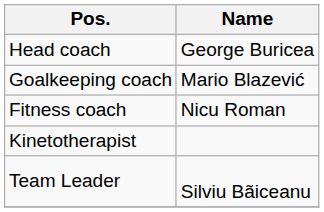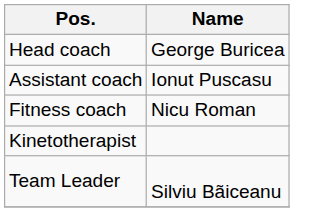+ row: (76, 79)
- row: (90, 79)
